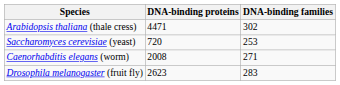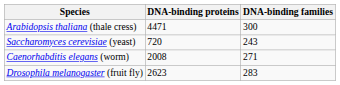(250, 27) 302 -> (250, 27) 300
(250, 42) 253 -> (250, 42) 243
